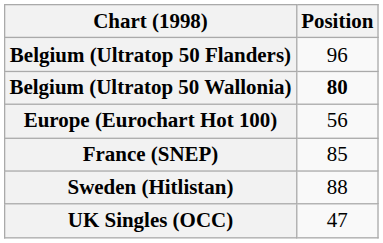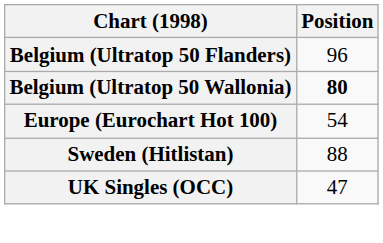(337, 120) 56 -> (337, 120) 54
- row: (150, 154)
